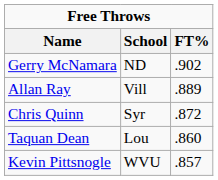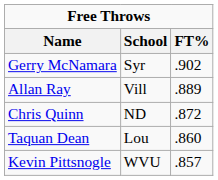(135, 65) ND -> (135, 65) Syr
(135, 114) Syr -> (135, 114) ND
